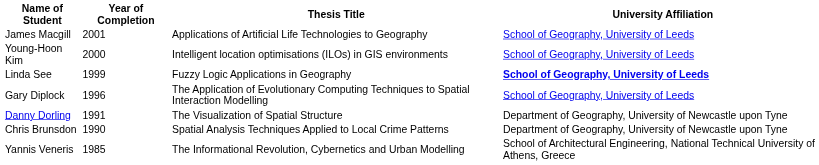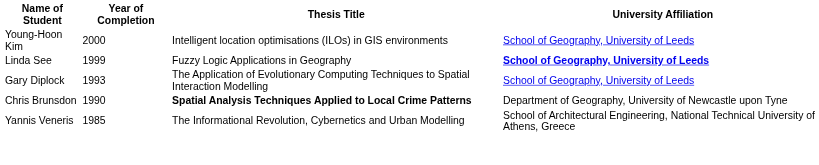- row: (38, 34)
(94, 95) 1996 -> (94, 81) 1993
- row: (38, 115)
(310, 129) normal -> (322, 101) bold
